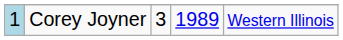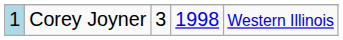(197, 20) 1989 -> (197, 20) 1998
